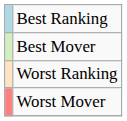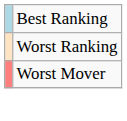- row: (56, 46)
